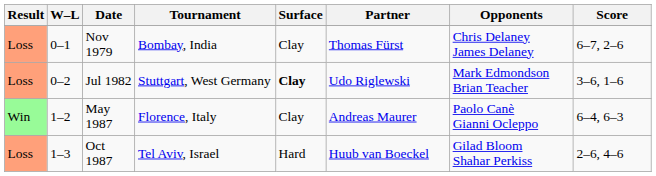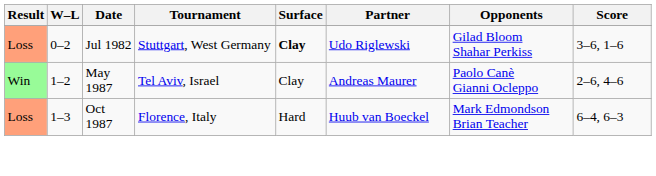- row: (99, 44)
(501, 80) Mark Edmondson Brian Teacher -> (492, 44) Gilad Bloom Shahar Perkiss
(177, 116) Florence, Italy -> (179, 80) Tel Aviv, Israel
(600, 116) 6–4, 6–3 -> (600, 80) 2–6, 4–6
(179, 153) Tel Aviv, Israel -> (177, 116) Florence, Italy
(492, 153) Gilad Bloom Shahar Perkiss -> (501, 116) Mark Edmondson Brian Teacher
(600, 153) 2–6, 4–6 -> (600, 116) 6–4, 6–3
